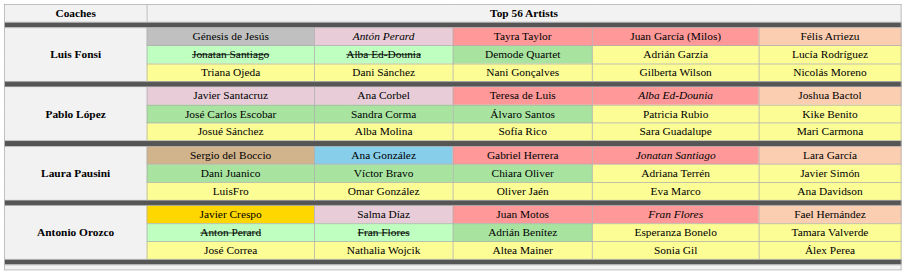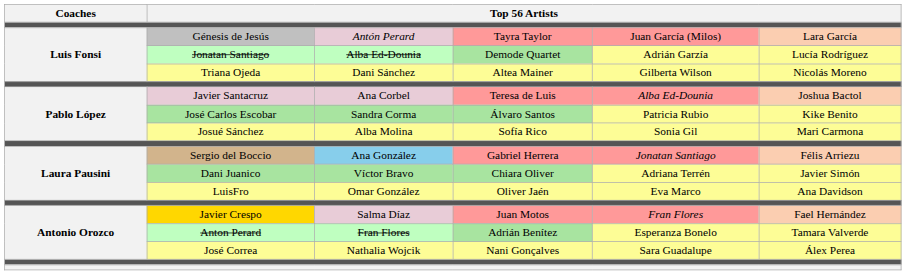(830, 36) Félis Arriezu -> (830, 36) Lara García
(523, 72) Nani Gonçalves -> (523, 72) Altea Mainer
(676, 132) Sara Guadalupe -> (676, 132) Sonia Gil
(830, 155) Lara García -> (830, 155) Félis Arriezu
(523, 250) Altea Mainer -> (523, 250) Nani Gonçalves
(676, 250) Sonia Gil -> (676, 250) Sara Guadalupe
